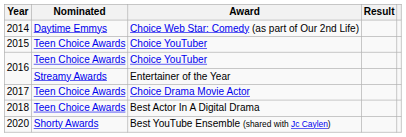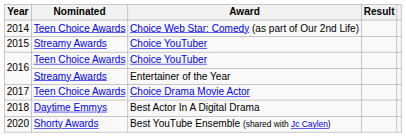(70, 28) Daytime Emmys -> (80, 28) Teen Choice Awards
(80, 44) Teen Choice Awards -> (70, 44) Streamy Awards
(80, 108) Teen Choice Awards -> (70, 108) Daytime Emmys
